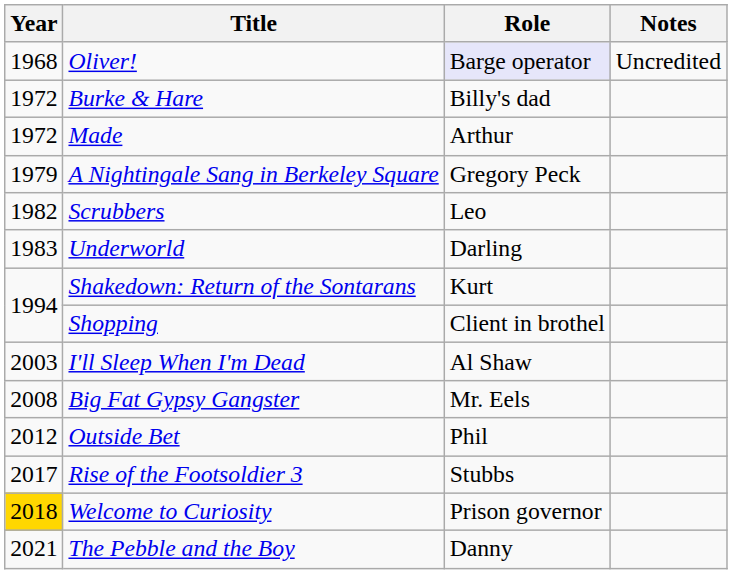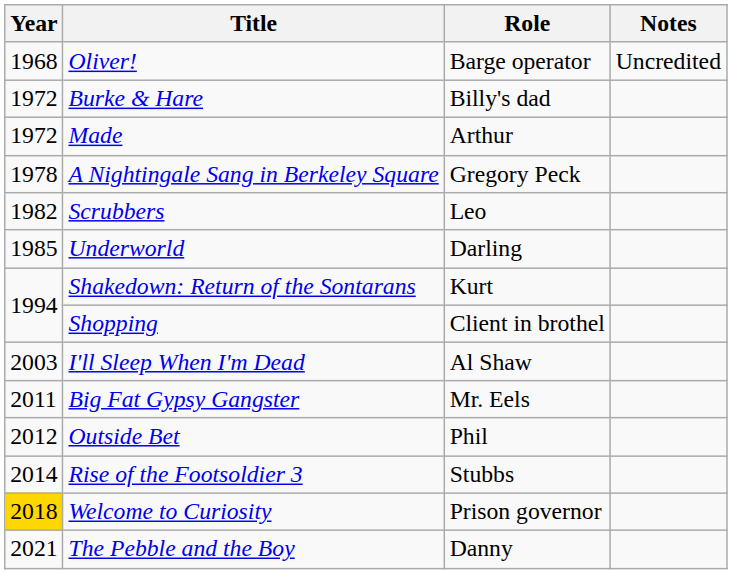(520, 60) lavender background -> (520, 60) no background
(34, 173) 1979 -> (34, 173) 1978
(34, 248) 1983 -> (34, 248) 1985
(34, 398) 2008 -> (33, 398) 2011
(34, 473) 2017 -> (34, 473) 2014
